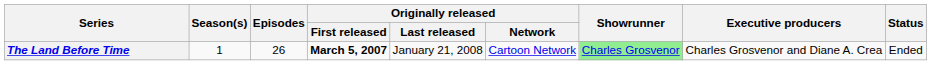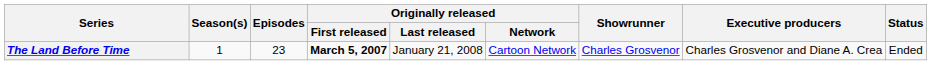(279, 50) 26 -> (279, 50) 23
(631, 50) lightgreen background -> (631, 50) no background
